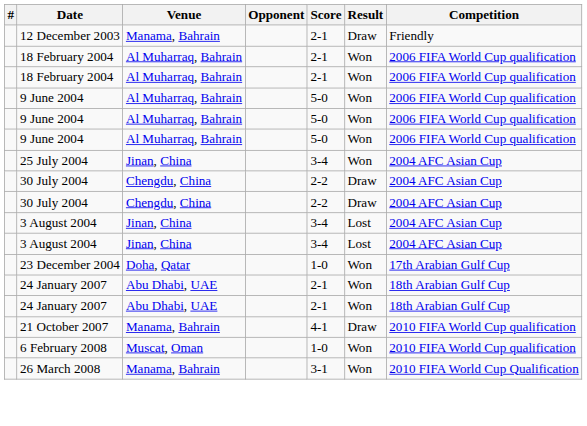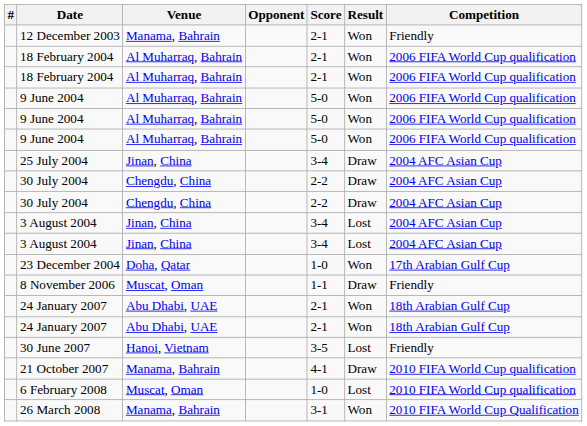(362, 35) Draw -> (360, 35) Won
(360, 160) Won -> (362, 160) Draw
+ row: (67, 285)
+ row: (55, 347)
(360, 347) Won -> (359, 389) Lost
